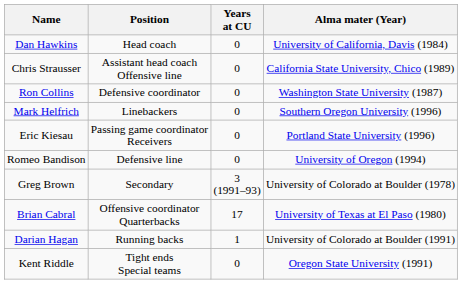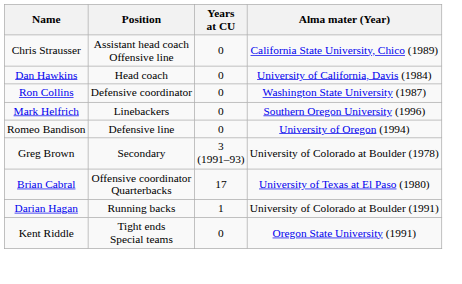rows swapped: (46, 44) <-> (46, 68)
- row: (46, 135)
